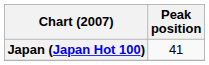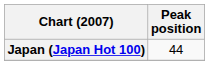(176, 49) 41 -> (176, 49) 44
